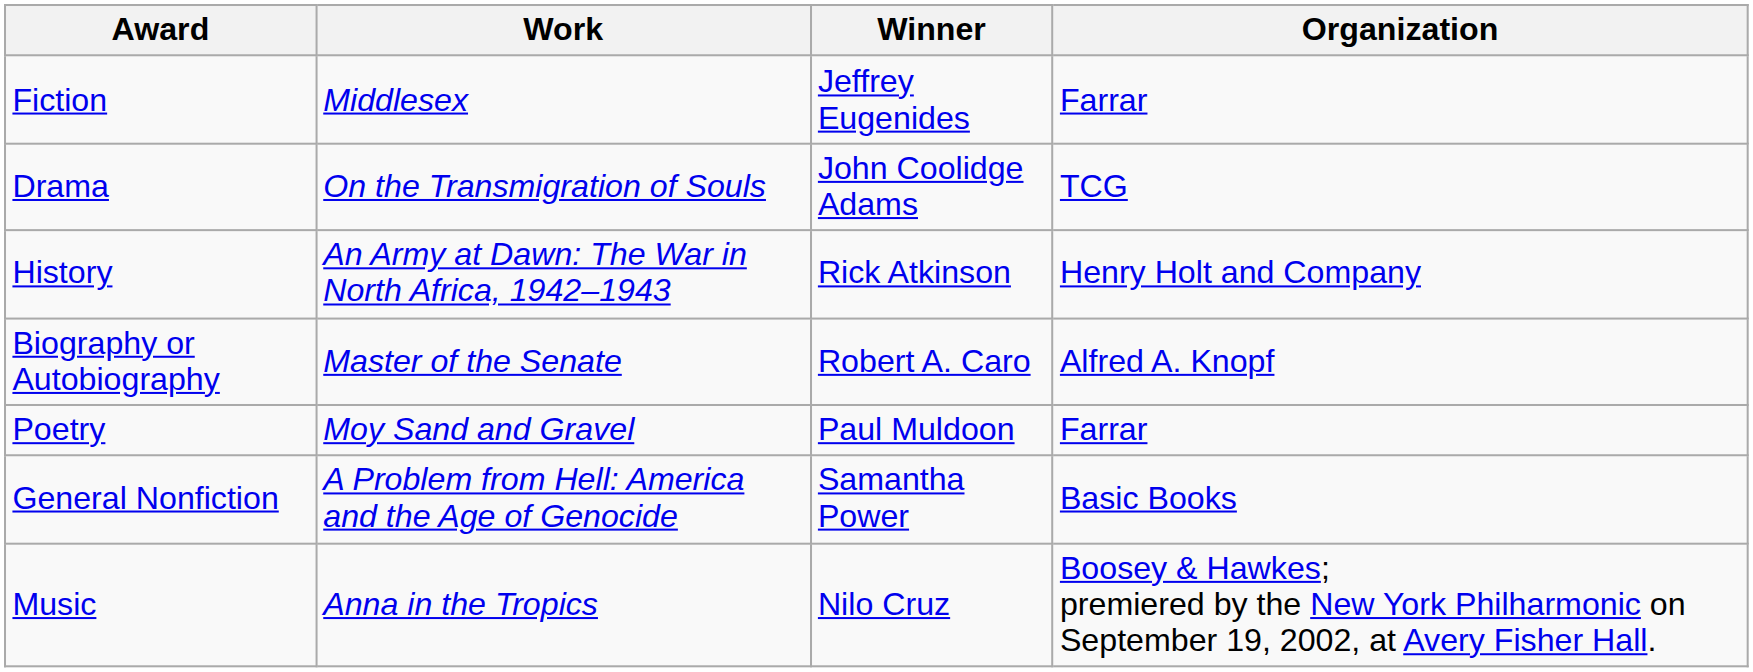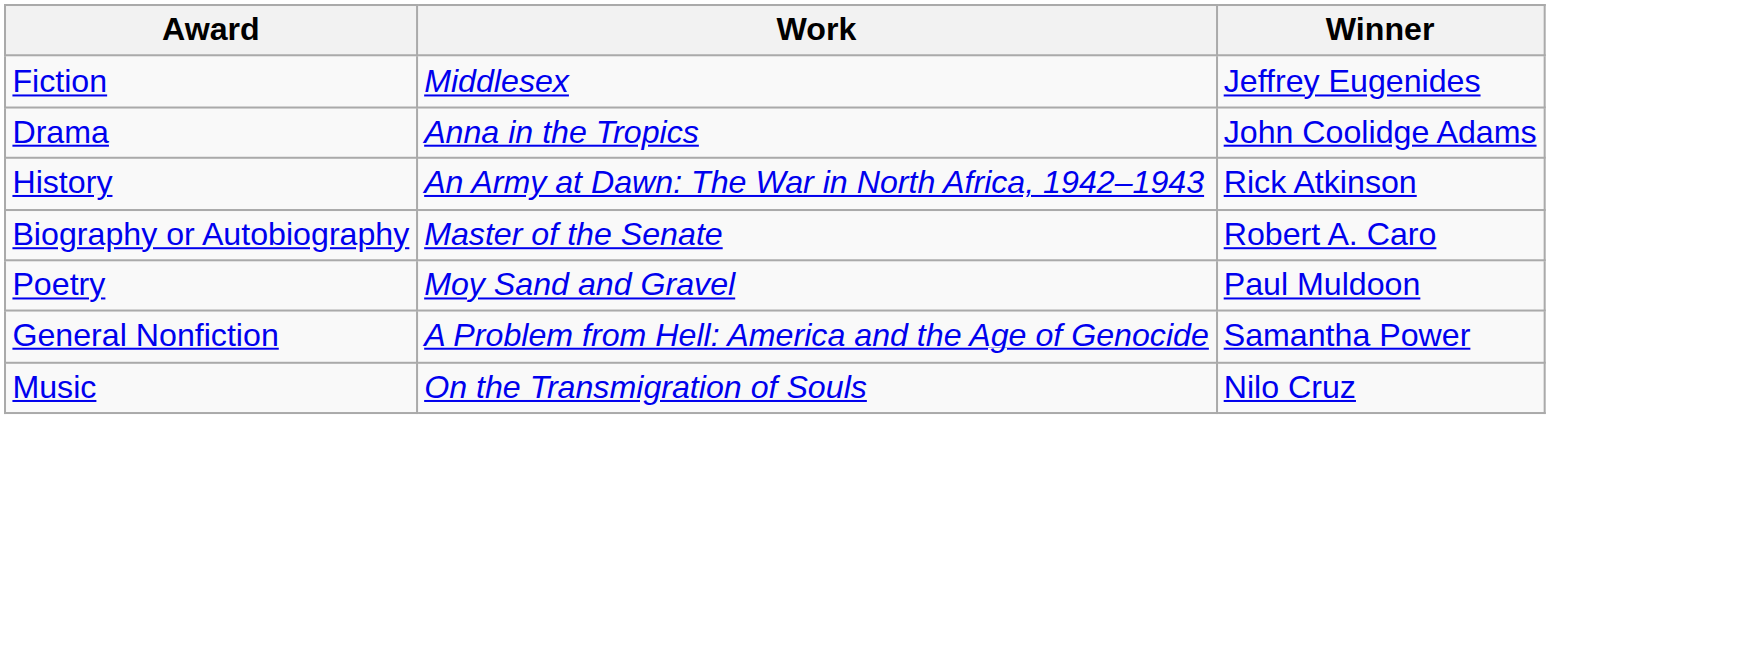- column: (1400, 30)
(545, 186) On the Transmigration of Souls -> (562, 132) Anna in the Tropics
(461, 604) Anna in the Tropics -> (646, 387) On the Transmigration of Souls
